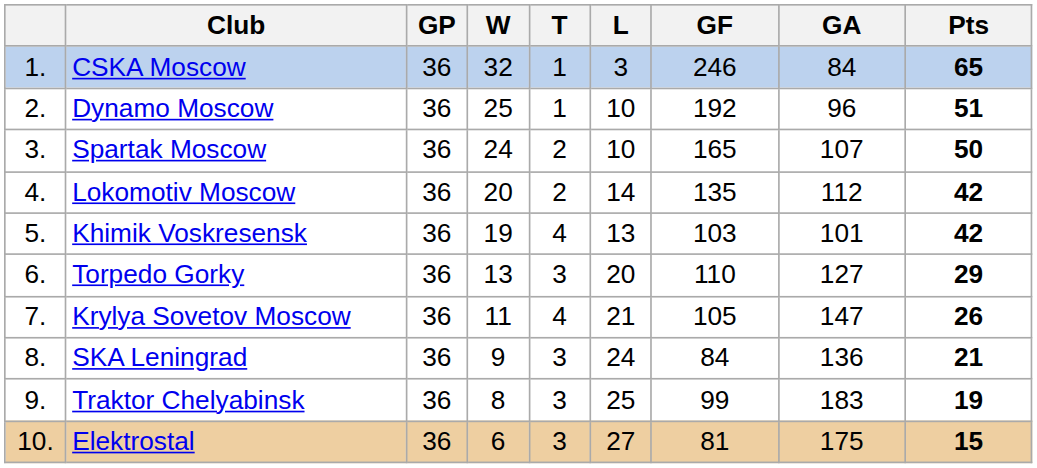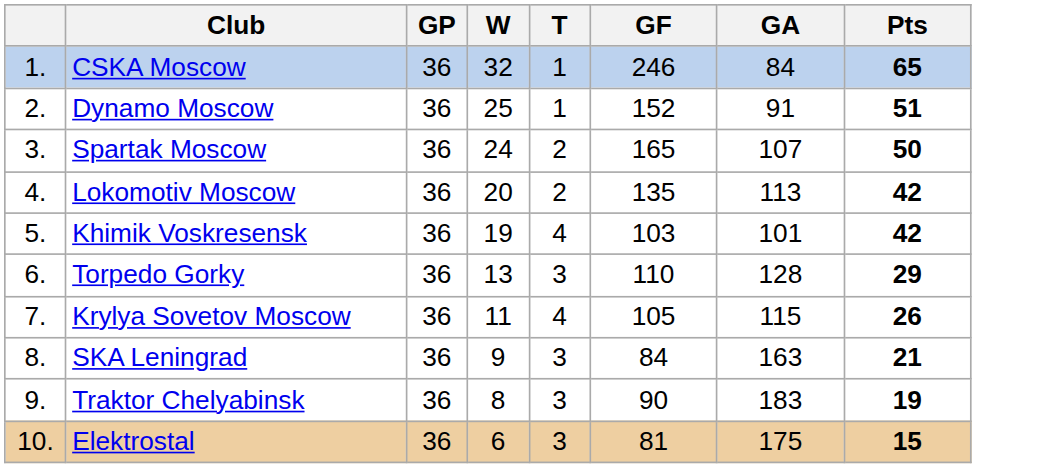- column: (621, 25)
(715, 108) 192 -> (654, 108) 152
(842, 108) 96 -> (780, 108) 91
(842, 191) 112 -> (780, 191) 113
(842, 274) 127 -> (780, 274) 128
(842, 316) 147 -> (780, 316) 115
(842, 358) 136 -> (780, 358) 163
(715, 399) 99 -> (654, 399) 90
